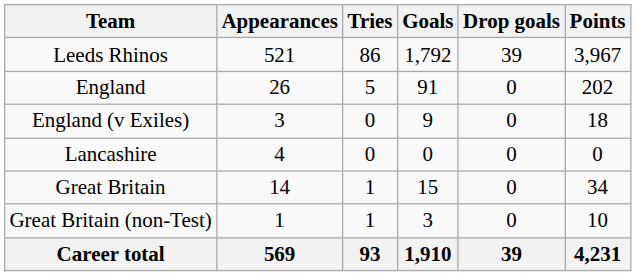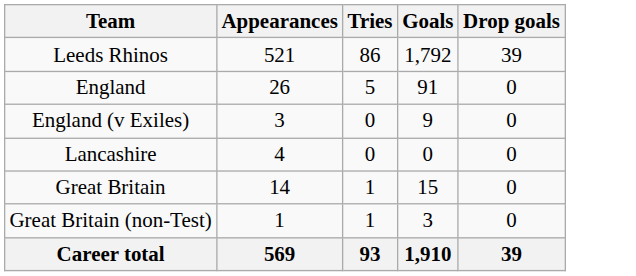- column: (598, 21)
